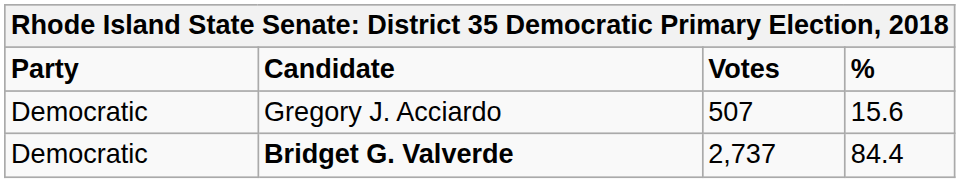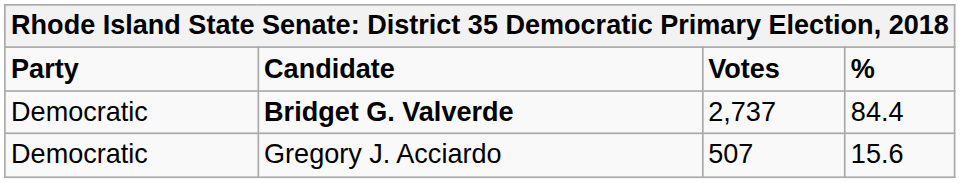rows swapped: (389, 154) <-> (383, 111)
